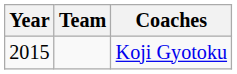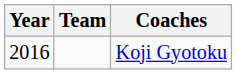(29, 52) 2015 -> (29, 52) 2016
